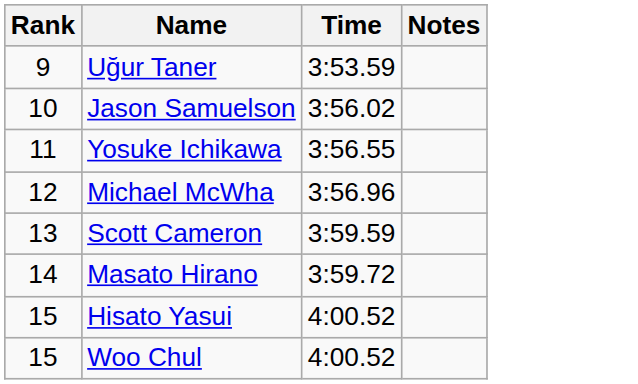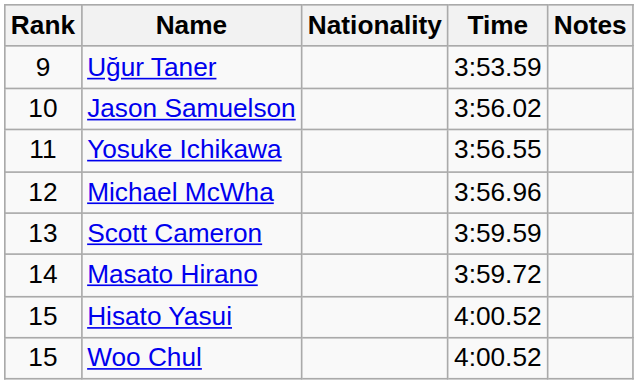+ column: (375, 25)
